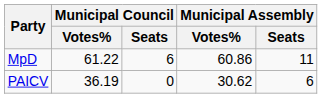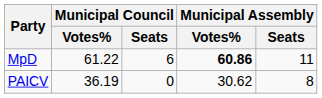(235, 59) normal -> (235, 59) bold
(310, 81) 6 -> (310, 81) 8
